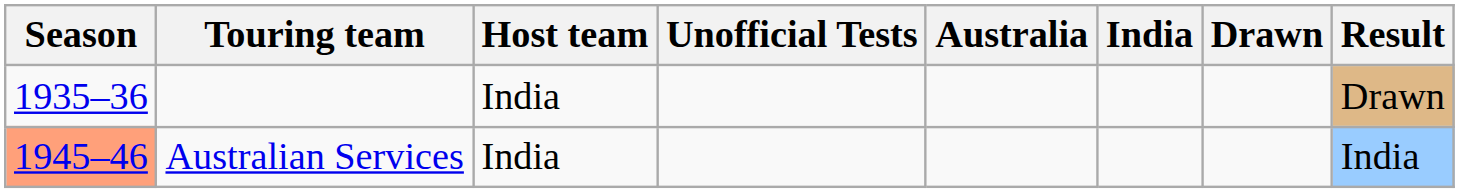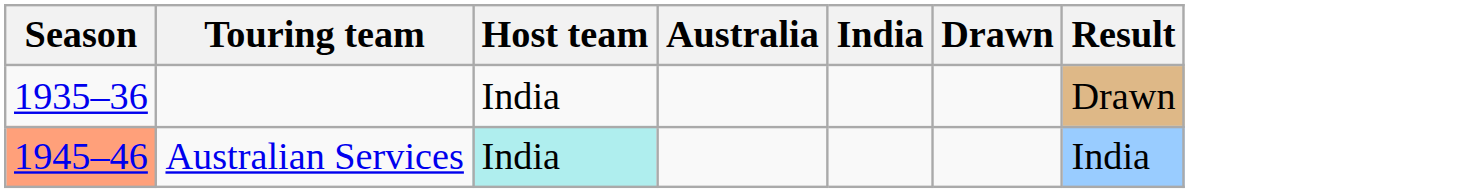- column: (792, 34)
(521, 156) no background -> (521, 156) paleturquoise background
